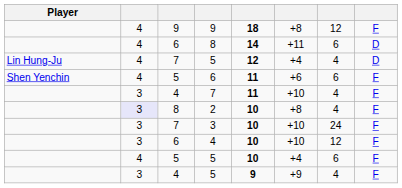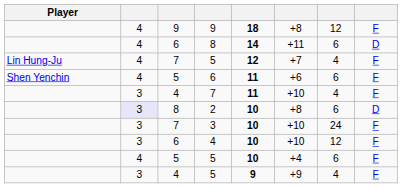(296, 61) +4 -> (296, 61) +7
(376, 61) D -> (376, 61) F
(336, 110) 4 -> (336, 110) 6
(376, 110) F -> (376, 110) D
